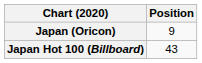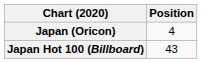(172, 31) 9 -> (172, 31) 4
